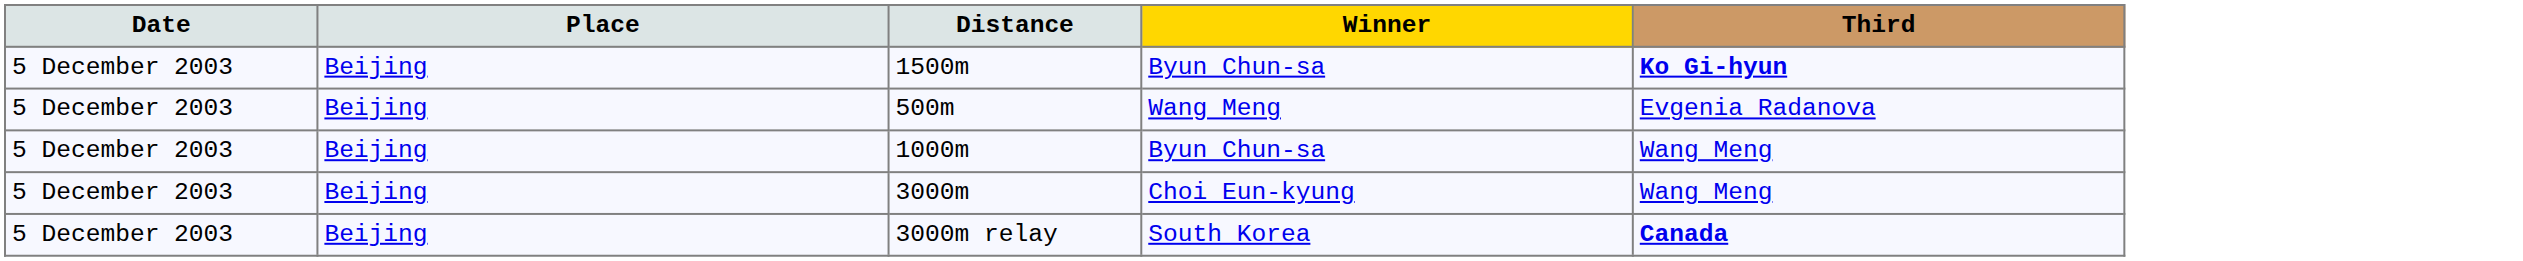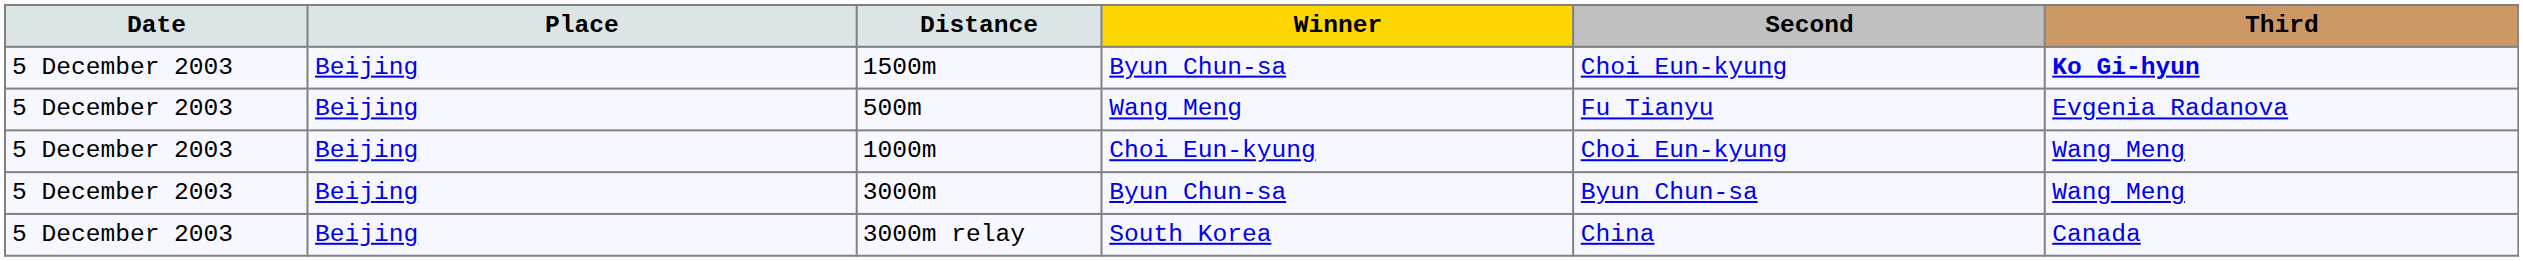+ column: (1810, 26)
(1237, 151) Byun Chun-sa -> (1212, 151) Choi Eun-kyung
(1251, 193) Choi Eun-kyung -> (1198, 193) Byun Chun-sa
(1684, 235) bold -> (2096, 235) normal
